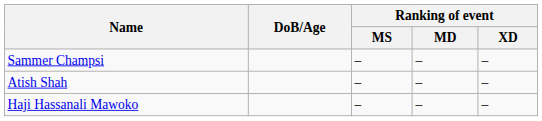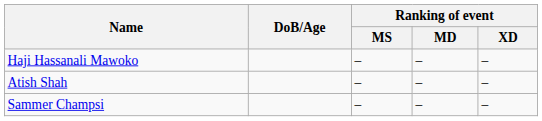rows swapped: (73, 105) <-> (56, 60)
